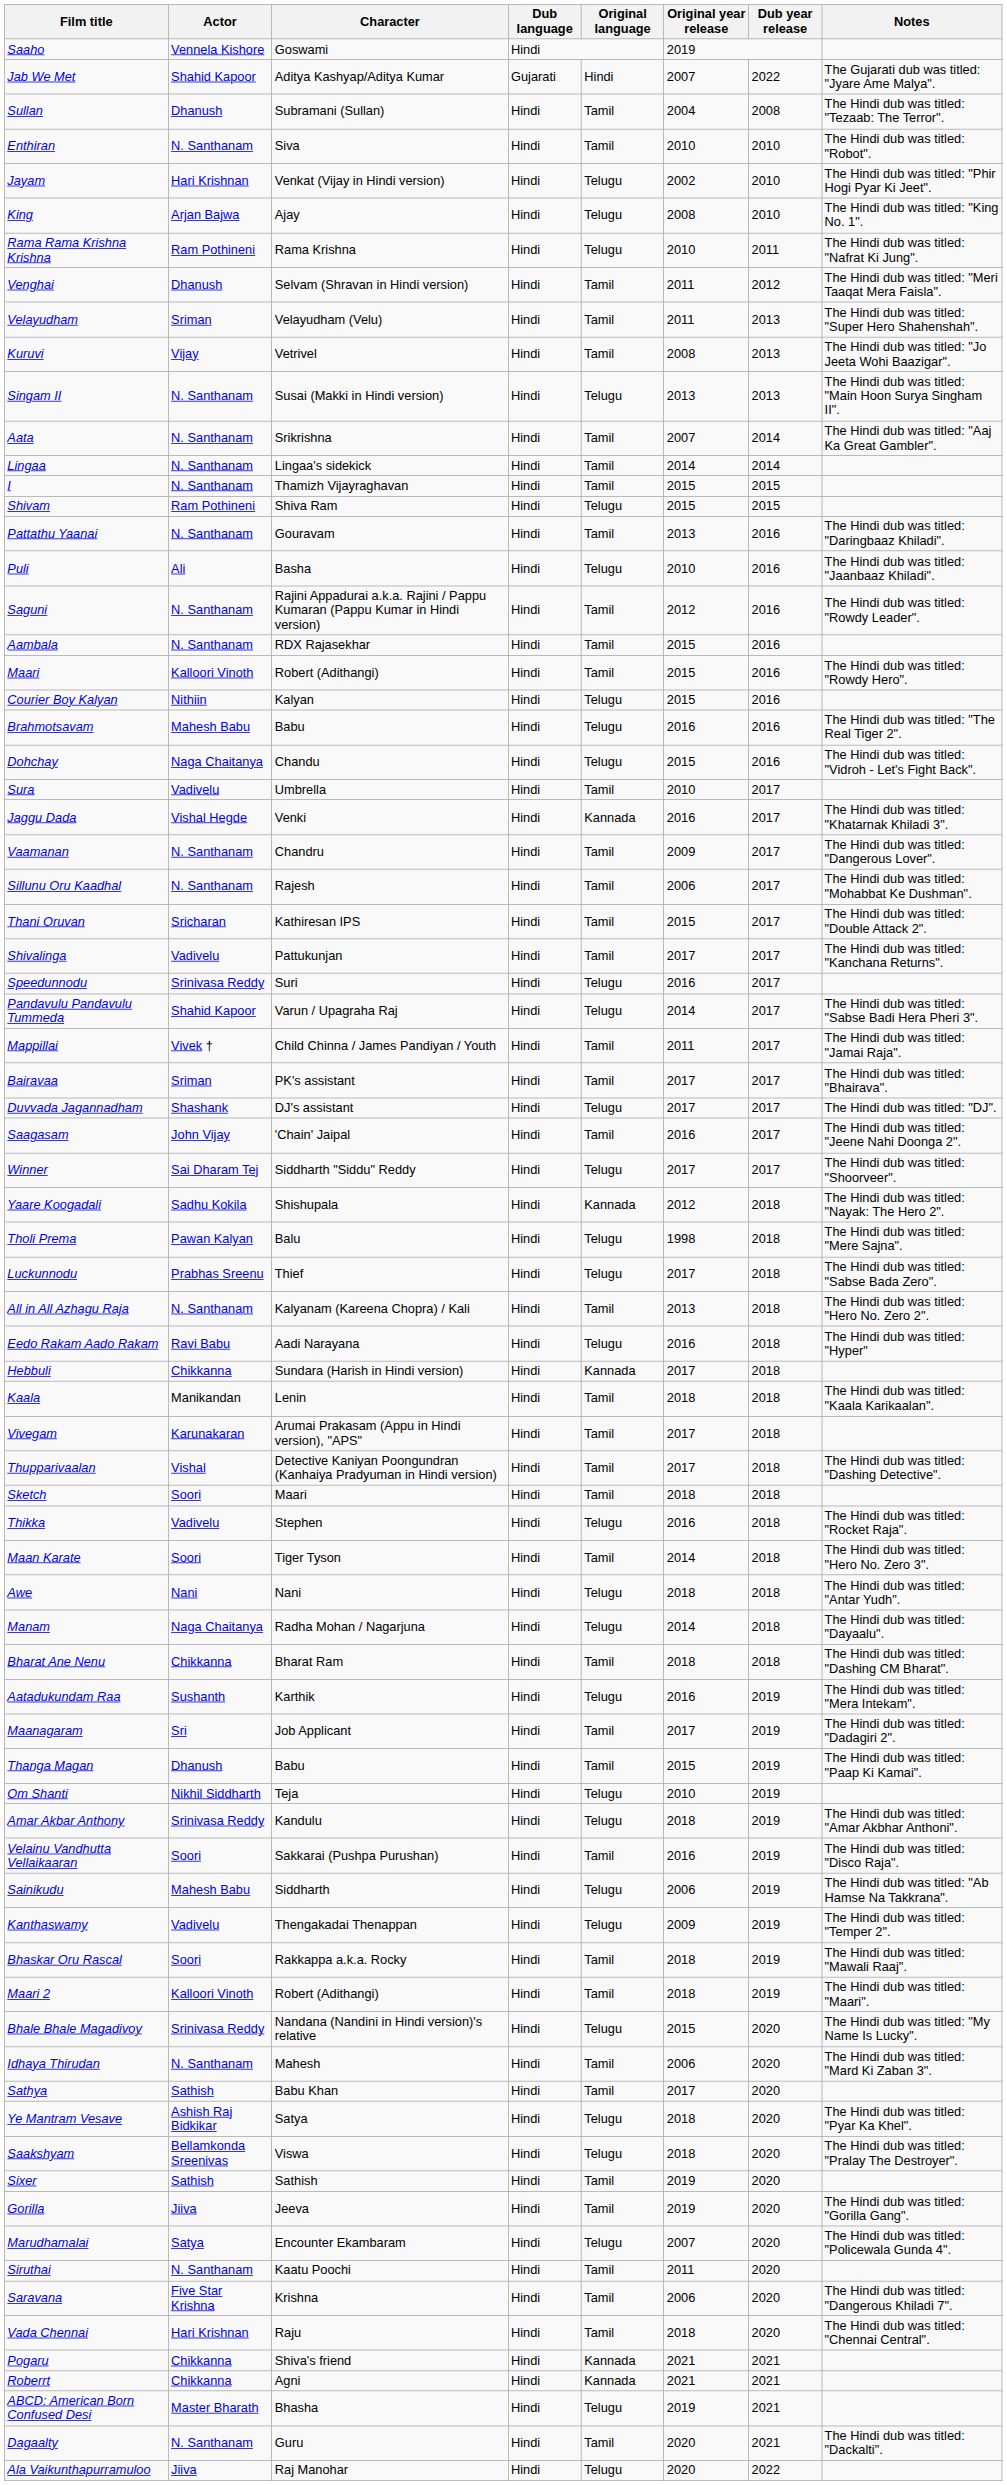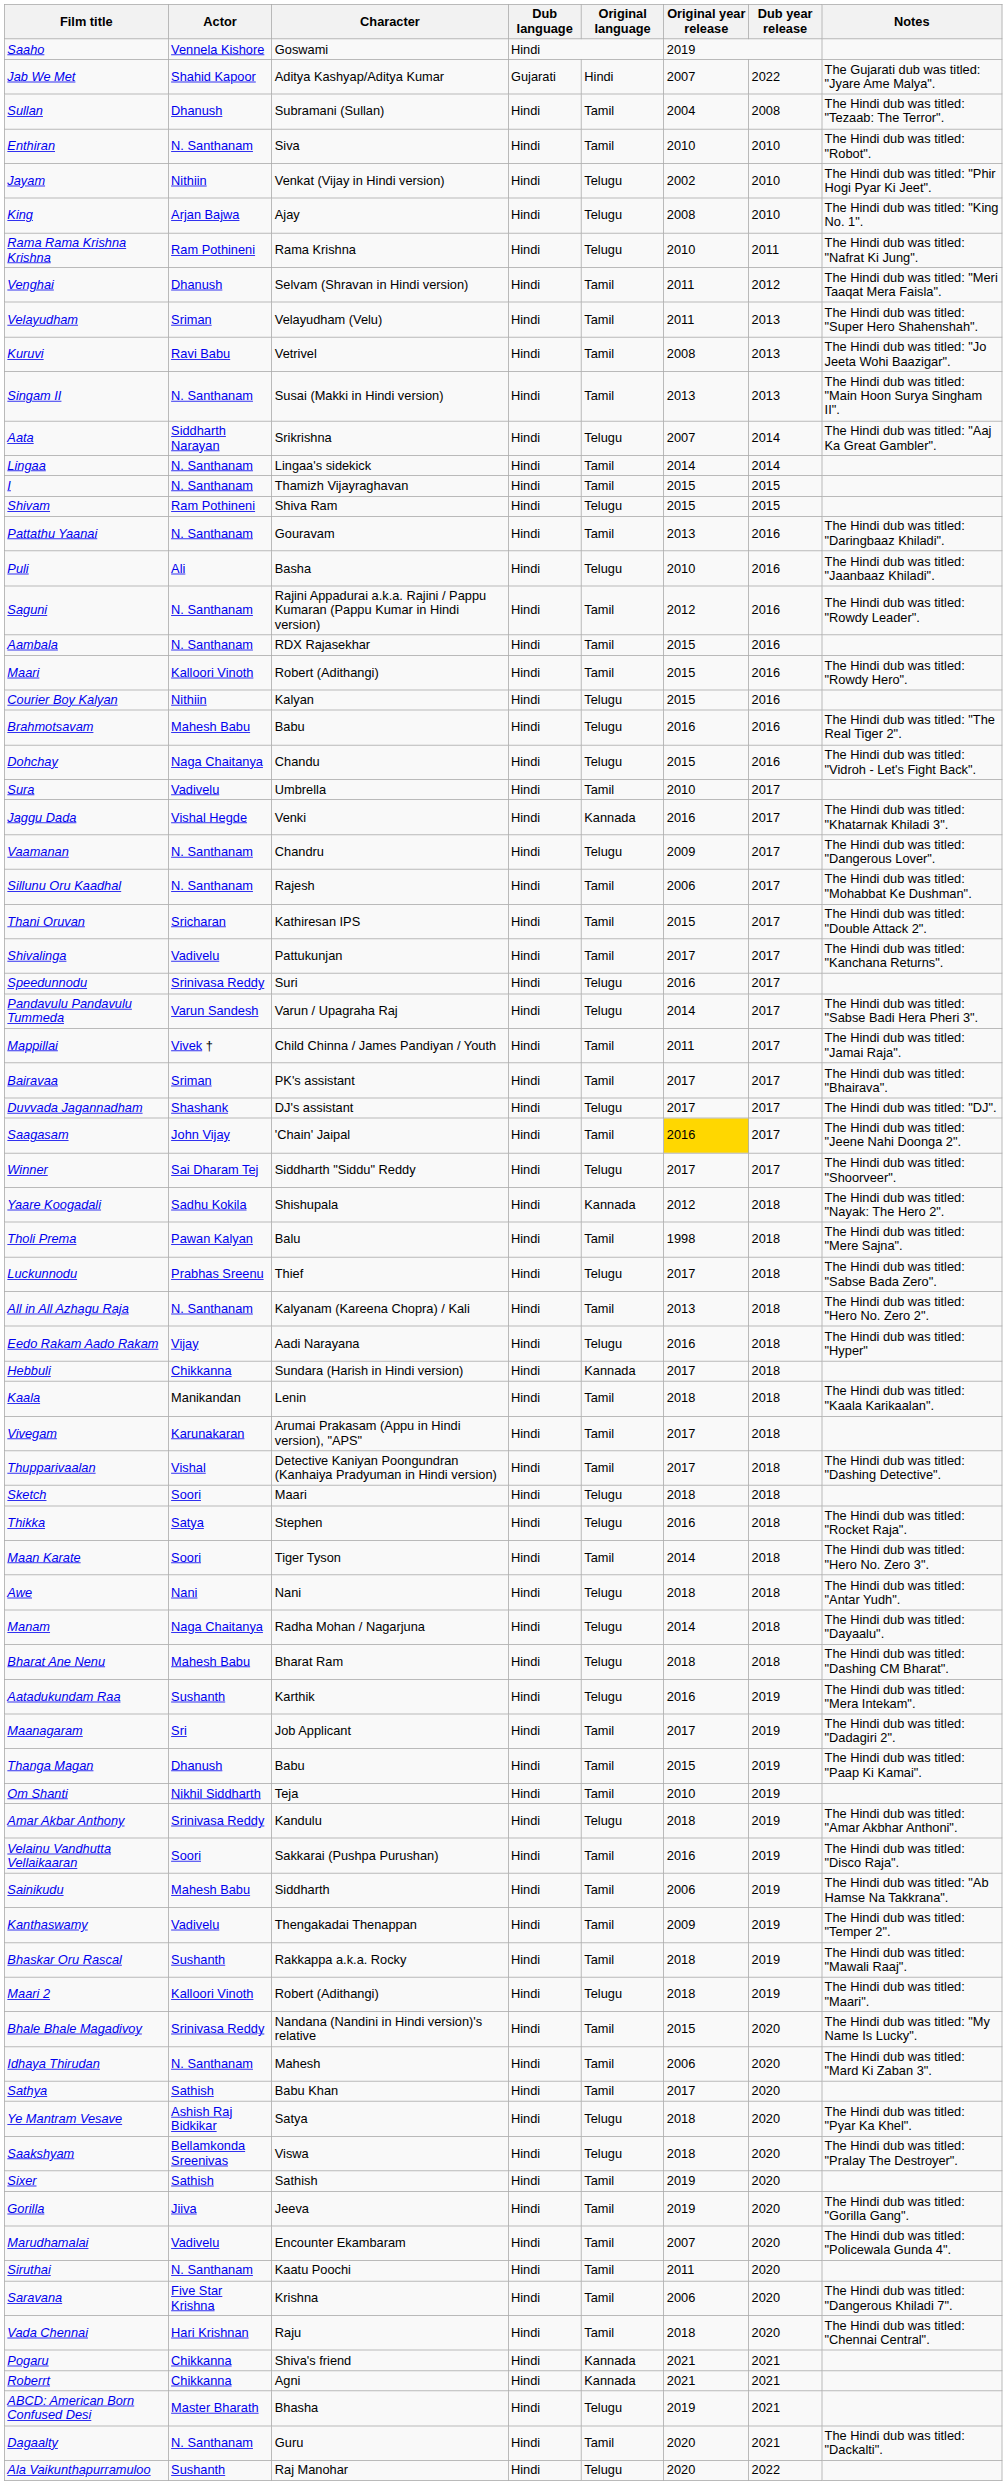(210, 180) Hari Krishnan -> (189, 180) Nithiin
(185, 354) Vijay -> (201, 354) Ravi Babu
(603, 396) Telugu -> (599, 396) Tamil
(212, 438) N. Santhanam -> (199, 438) Siddharth Narayan
(599, 438) Tamil -> (603, 438) Telugu
(599, 852) Tamil -> (603, 852) Telugu
(213, 1011) Shahid Kapoor -> (215, 1011) Varun Sandesh
(681, 1135) no background -> (681, 1135) gold background
(603, 1239) Telugu -> (599, 1239) Tamil
(201, 1343) Ravi Babu -> (185, 1343) Vijay
(599, 1495) Tamil -> (603, 1495) Telugu
(195, 1523) Vadivelu -> (187, 1523) Satya
(201, 1661) Chikkanna -> (211, 1661) Mahesh Babu
(599, 1661) Tamil -> (603, 1661) Telugu
(603, 1793) Telugu -> (599, 1793) Tamil
(603, 1890) Telugu -> (599, 1890) Tamil
(603, 1925) Telugu -> (599, 1925) Tamil
(186, 1959) Soori -> (198, 1959) Sushanth
(599, 1994) Tamil -> (603, 1994) Telugu
(603, 2029) Telugu -> (599, 2029) Tamil
(187, 2243) Satya -> (195, 2243) Vadivelu
(603, 2243) Telugu -> (599, 2243) Tamil
(184, 2470) Jiiva -> (198, 2470) Sushanth
